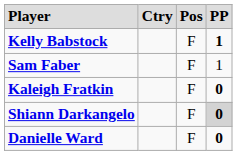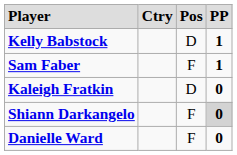(191, 41) F -> (191, 41) D
(219, 65) normal -> (219, 65) bold
(191, 89) F -> (191, 89) D
